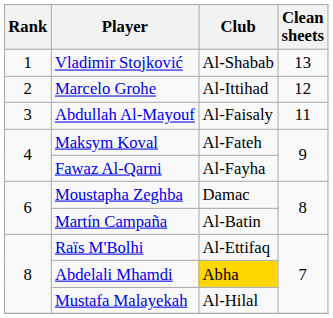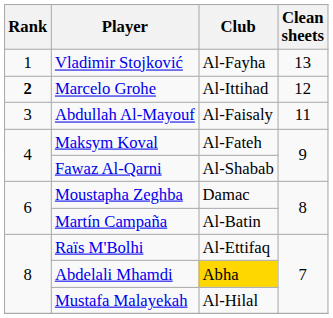(238, 62) Al-Shabab -> (234, 62) Al-Fayha
(28, 89) normal -> (28, 89) bold
(234, 168) Al-Fayha -> (238, 168) Al-Shabab
